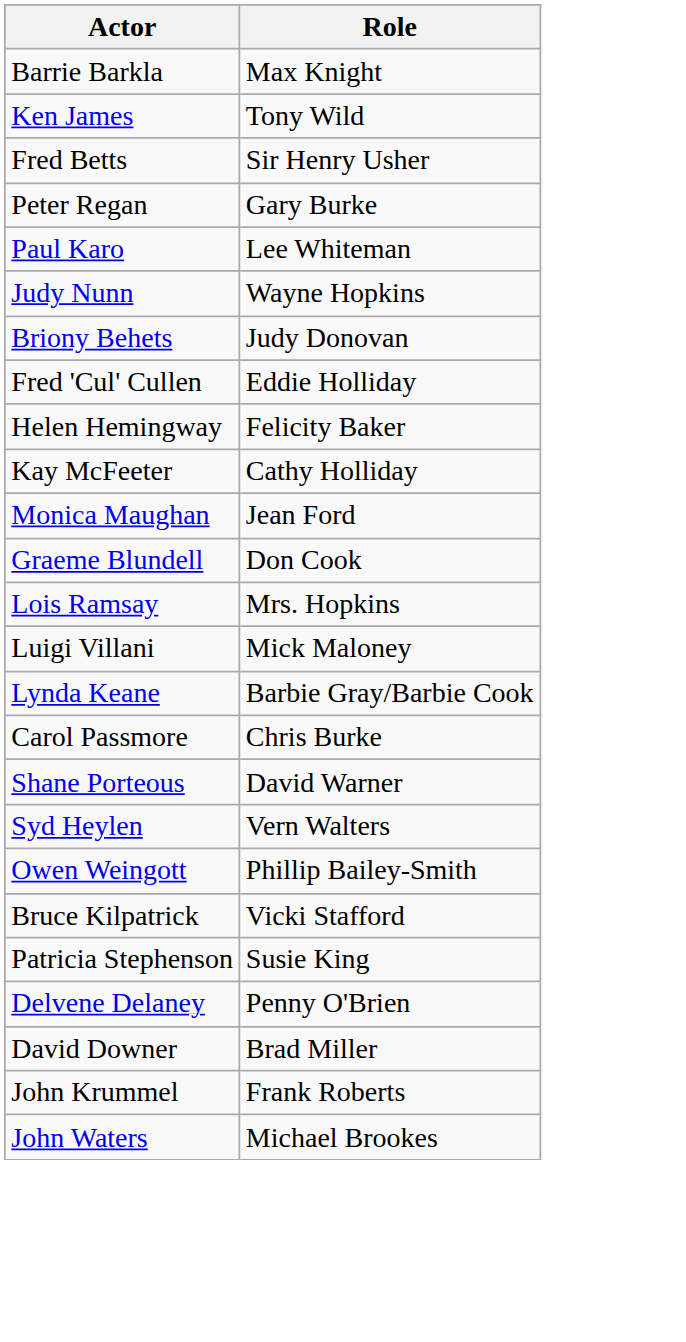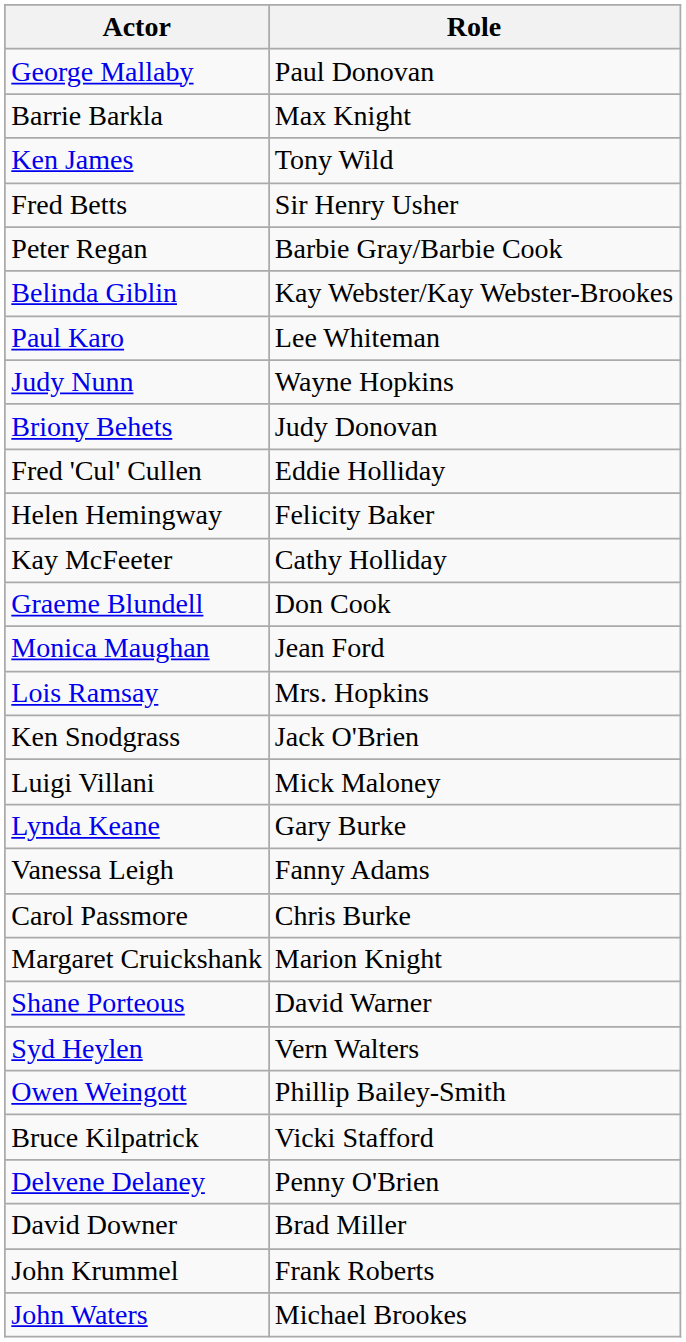+ row: (102, 71)
(312, 204) Gary Burke -> (419, 248) Barbie Gray/Barbie Cook
+ row: (94, 293)
rows swapped: (107, 559) <-> (110, 515)
+ row: (96, 737)
(390, 692) Barbie Gray/Barbie Cook -> (341, 826) Gary Burke
+ row: (93, 870)
+ row: (137, 959)
- row: (122, 959)
